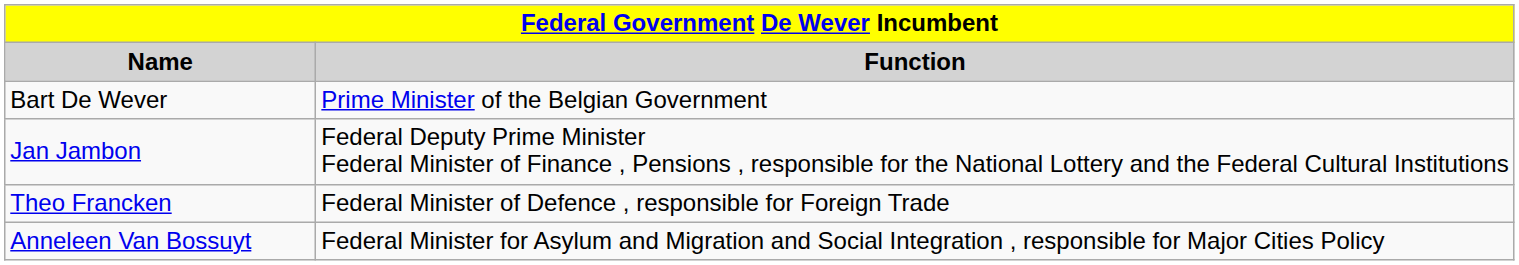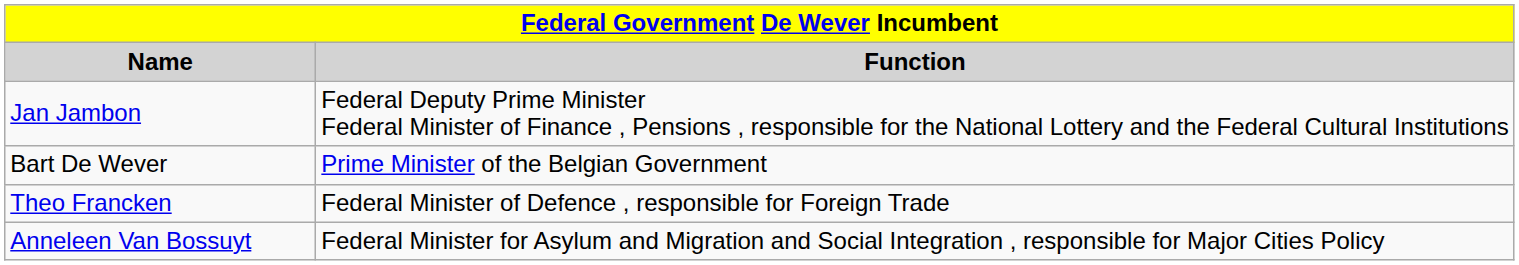rows swapped: (89, 99) <-> (76, 151)
